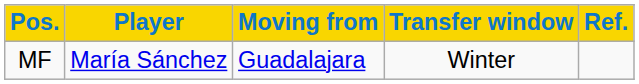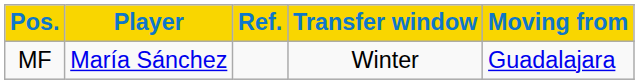columns swapped: (308, 23) <-> (606, 23)
